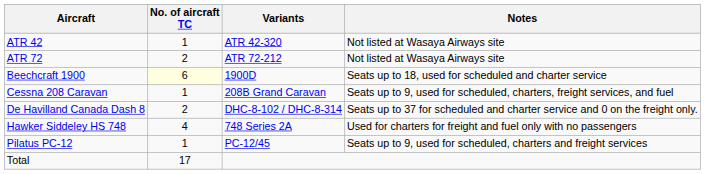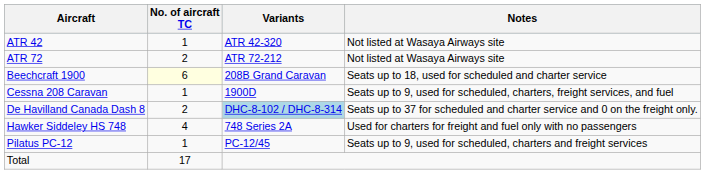(240, 76) 1900D -> (275, 76) 208B Grand Caravan
(275, 93) 208B Grand Caravan -> (240, 93) 1900D
(283, 110) no background -> (283, 110) lightblue background
